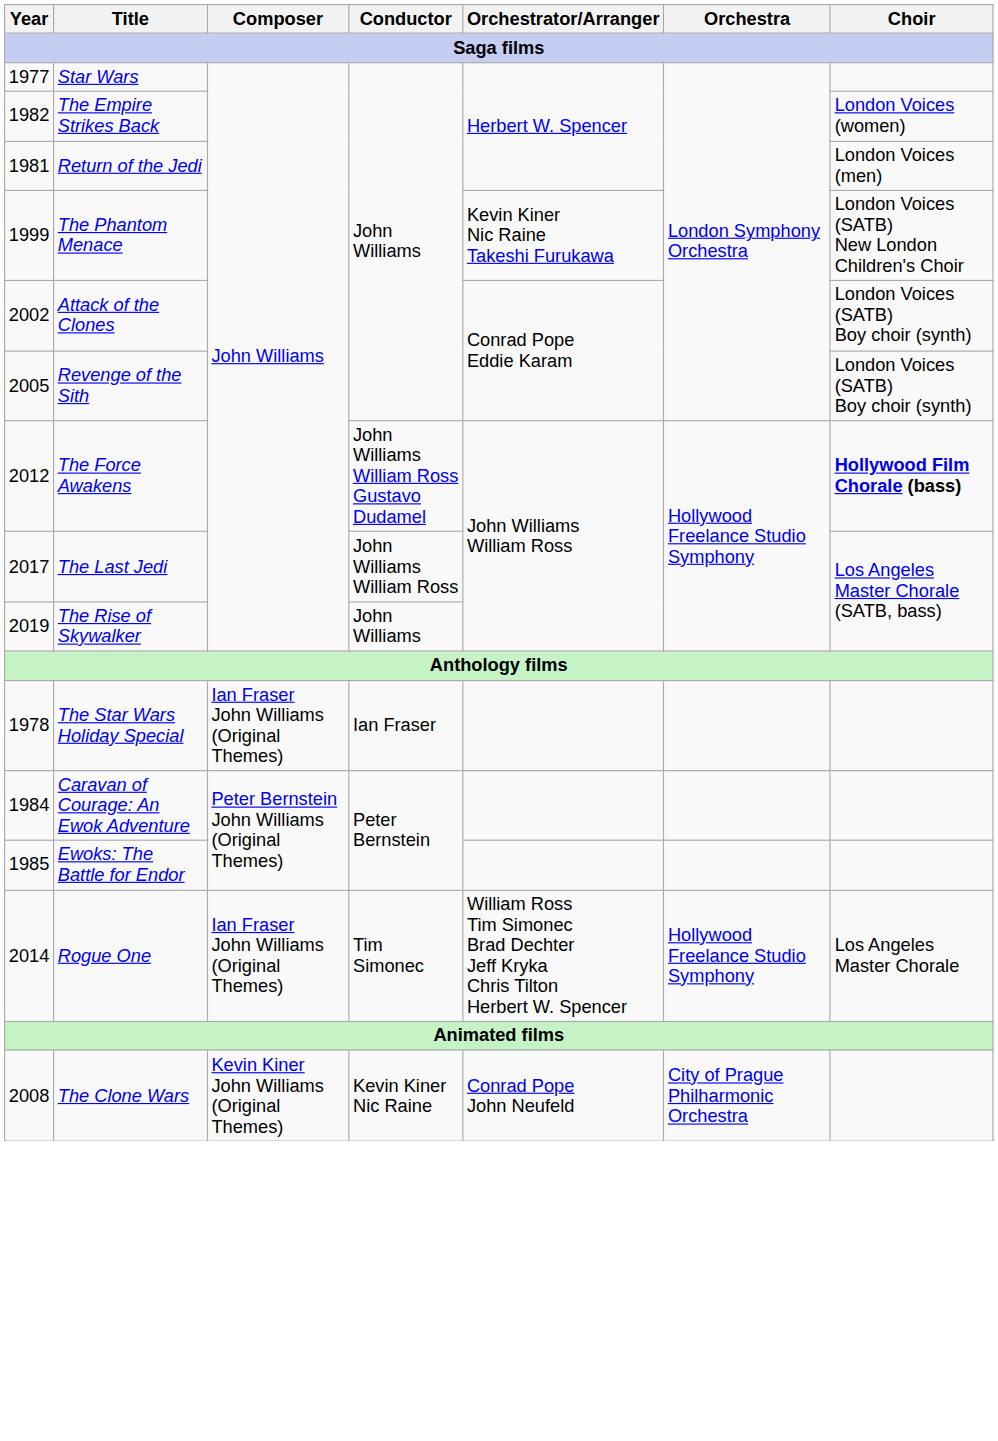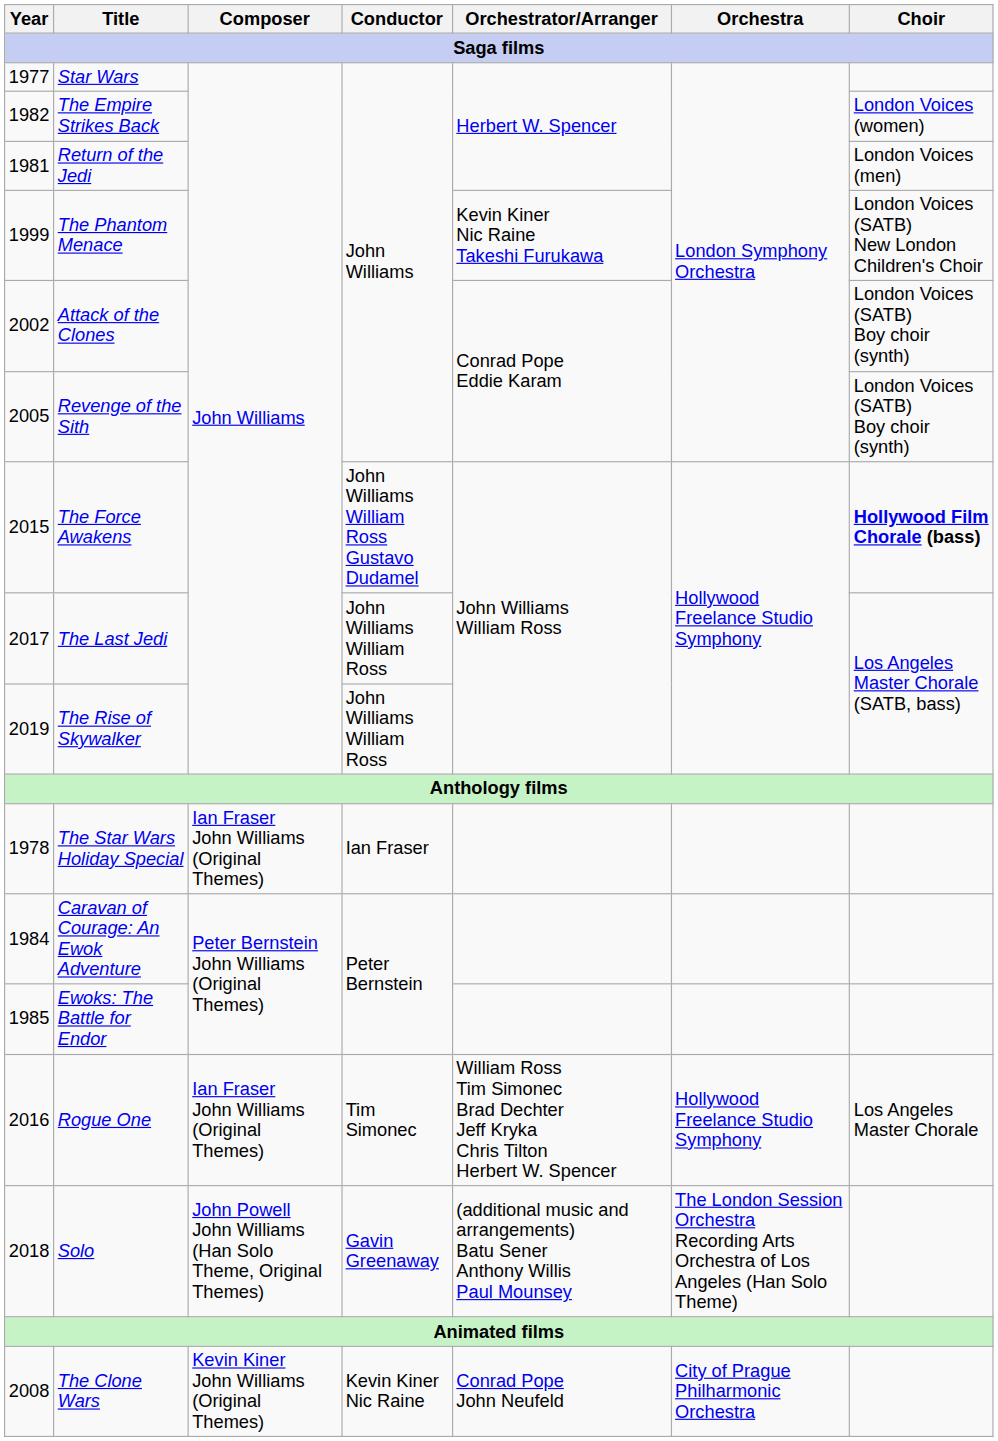(29, 476) 2012 -> (29, 527) 2015
(387, 626) John Williams -> (380, 728) John Williams William Ross
(29, 955) 2014 -> (29, 1119) 2016
+ row: (76, 1251)
